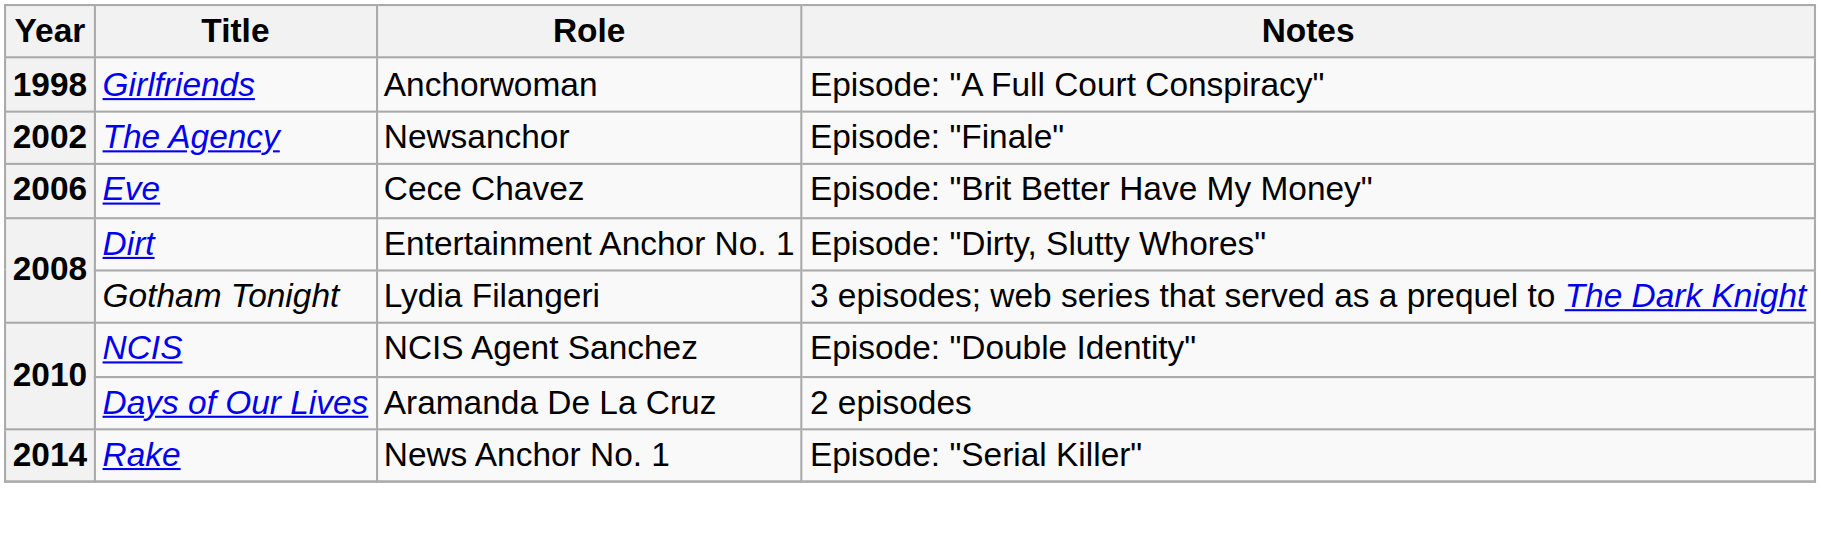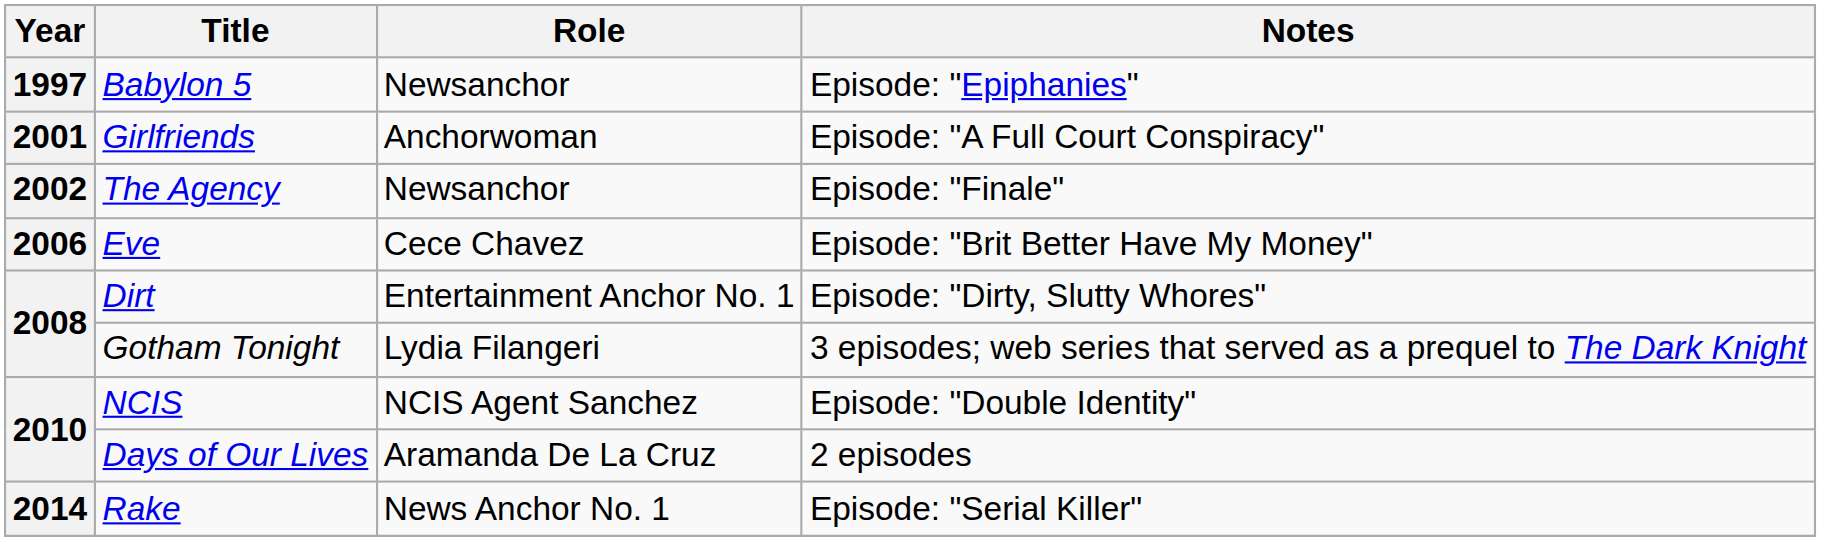+ row: (177, 84)
(50, 84) 1998 -> (50, 137) 2001
